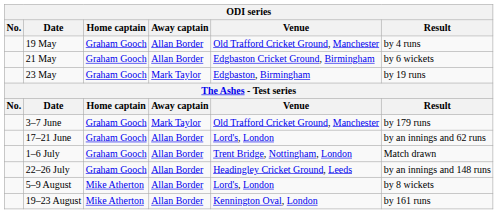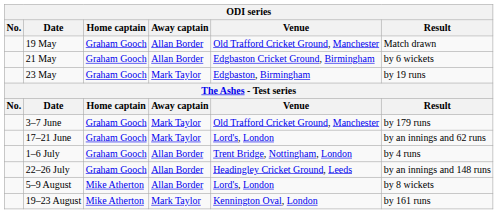(402, 43) by 4 runs -> (410, 43) Match drawn
(177, 138) Allan Border -> (176, 138) Mark Taylor
(410, 153) Match drawn -> (402, 153) by 4 runs
(177, 201) Allan Border -> (176, 201) Mark Taylor
